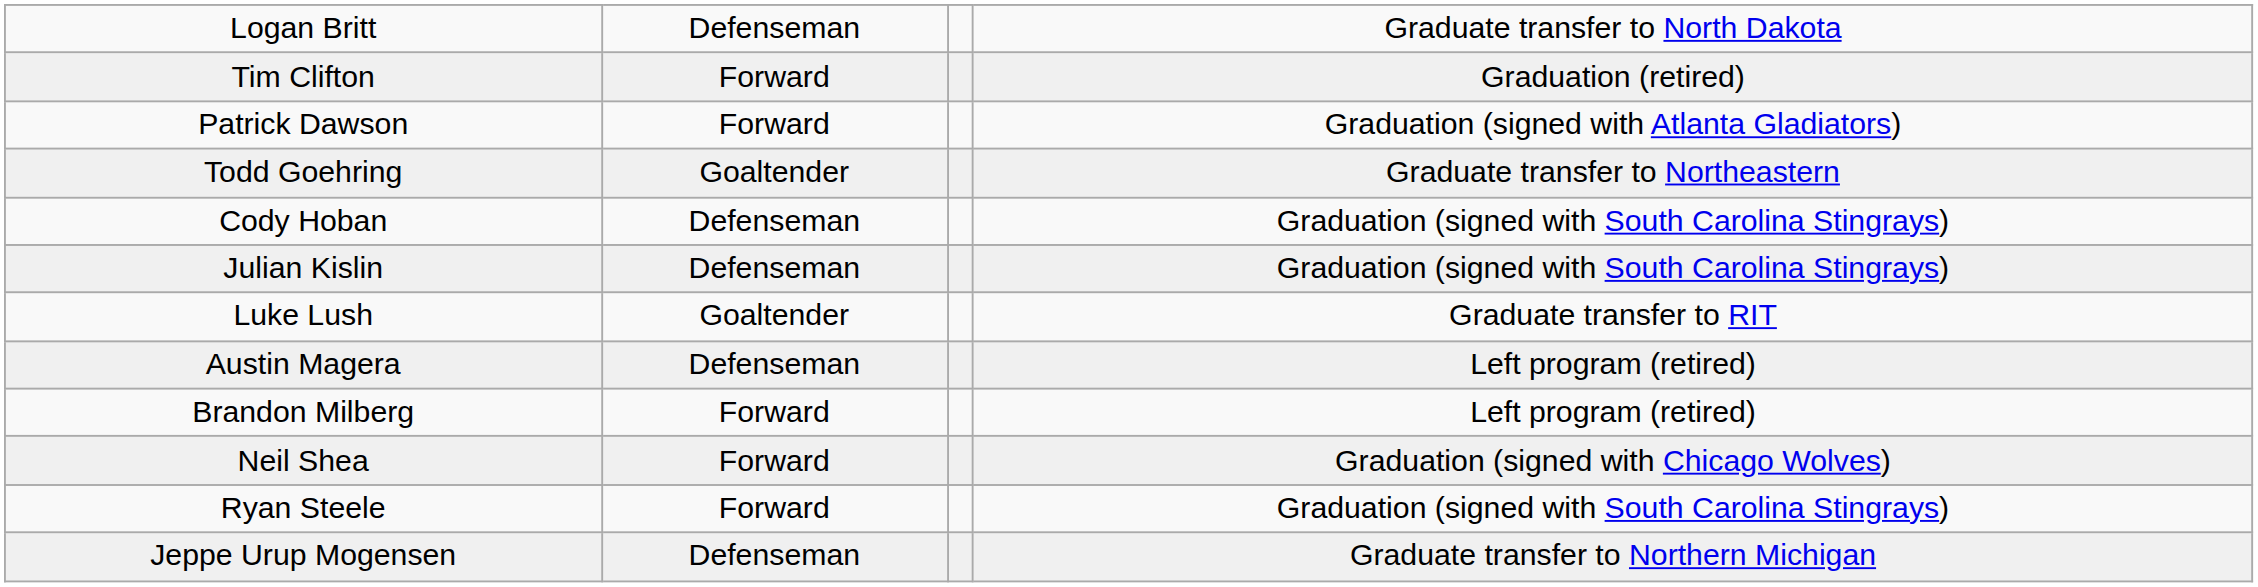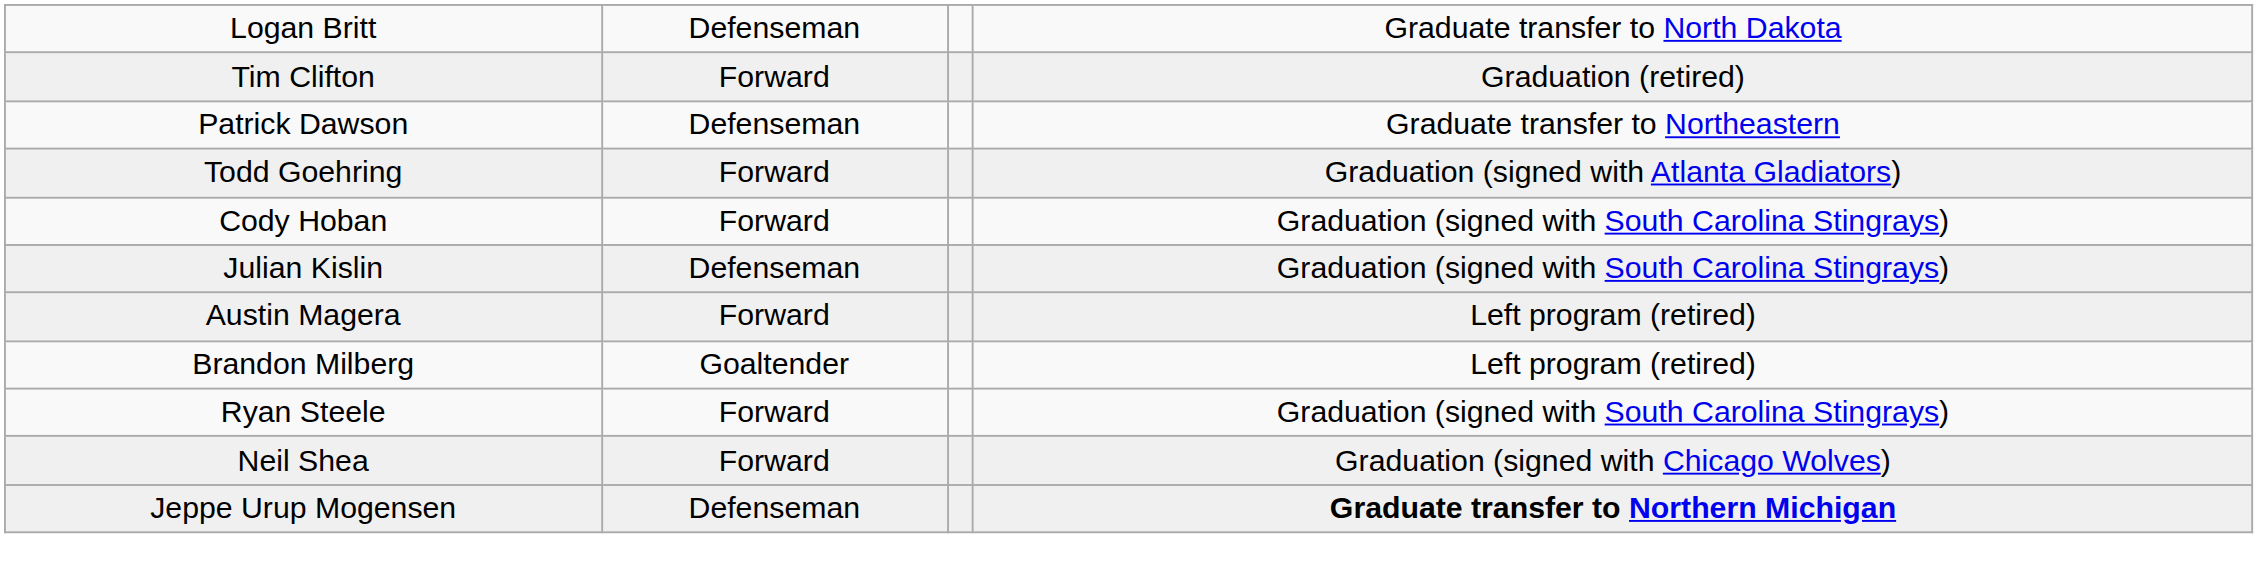(774, 124) Forward -> (774, 124) Defenseman
(1613, 124) Graduation (signed with Atlanta Gladiators) -> (1613, 124) Graduate transfer to Northeastern
(774, 172) Goaltender -> (774, 172) Forward
(1613, 172) Graduate transfer to Northeastern -> (1613, 172) Graduation (signed with Atlanta Gladiators)
(774, 220) Defenseman -> (774, 220) Forward
- row: (303, 316)
(774, 364) Defenseman -> (774, 316) Forward
(774, 412) Forward -> (774, 364) Goaltender
rows swapped: (303, 460) <-> (303, 508)
(1613, 556) normal -> (1613, 508) bold
